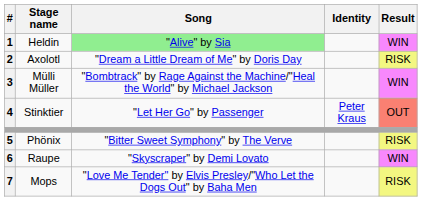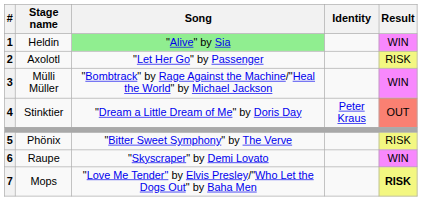(198, 59) "Dream a Little Dream of Me" by Doris Day -> (198, 59) "Let Her Go" by Passenger
(198, 112) "Let Her Go" by Passenger -> (198, 112) "Dream a Little Dream of Me" by Doris Day
(398, 181) normal -> (398, 181) bold
